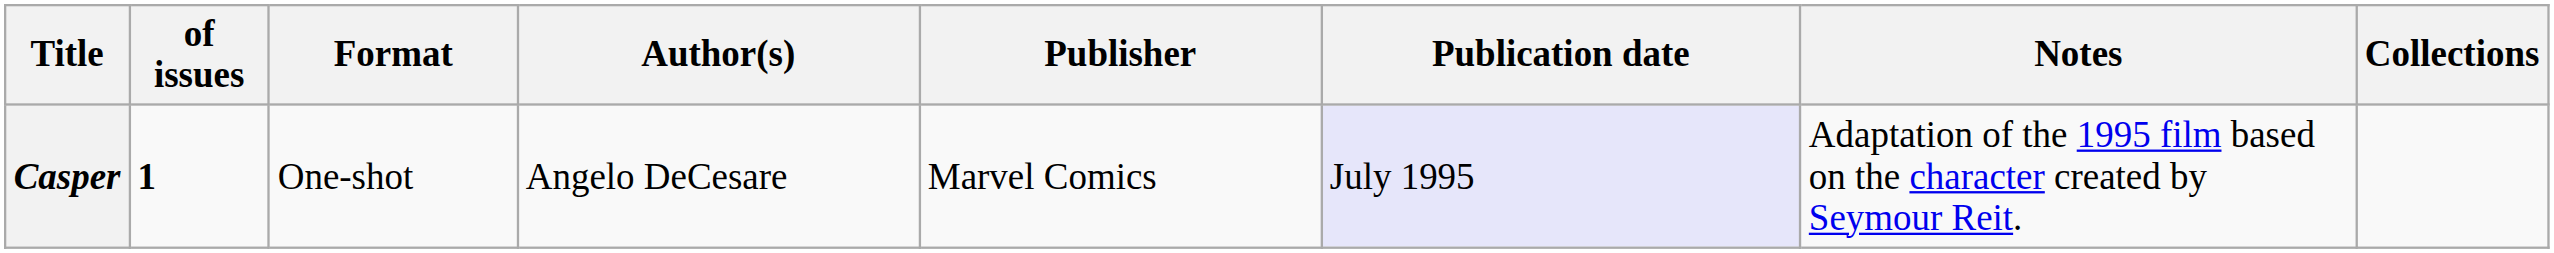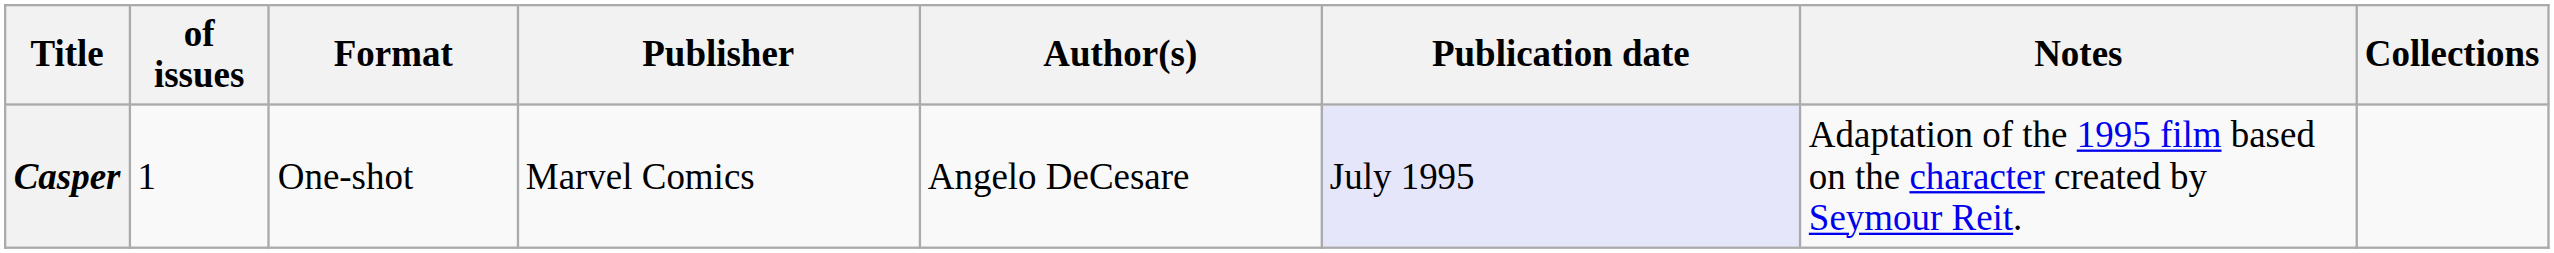columns swapped: (718, 54) <-> (1120, 54)
(147, 175) bold -> (147, 175) normal
